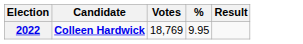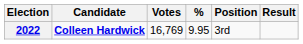+ column: (236, 13)
(167, 30) 18,769 -> (167, 30) 16,769
